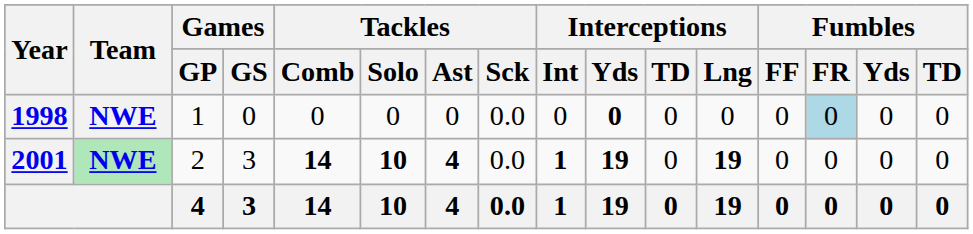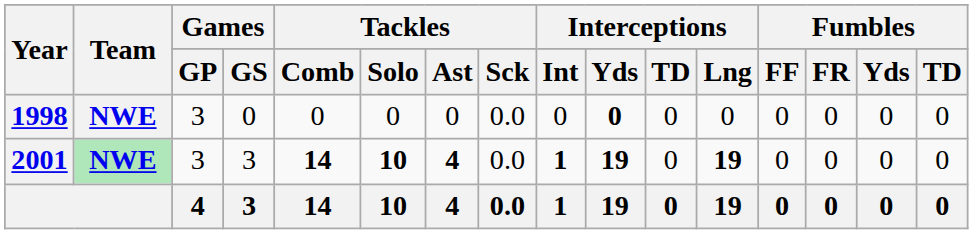(198, 116) 1 -> (198, 116) 3
(831, 116) lightblue background -> (831, 116) no background
(198, 160) 2 -> (198, 160) 3
